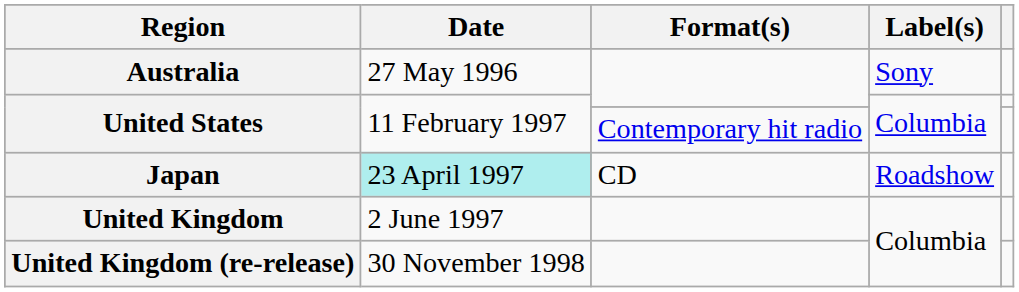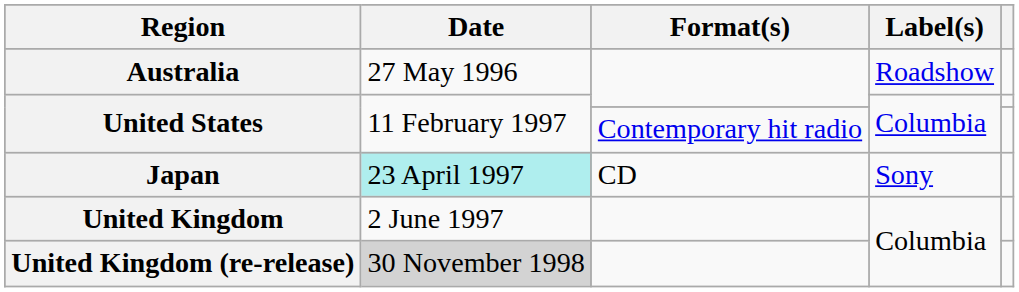(904, 71) Sony -> (935, 71) Roadshow
(935, 173) Roadshow -> (904, 173) Sony
(476, 263) no background -> (476, 263) lightgrey background
